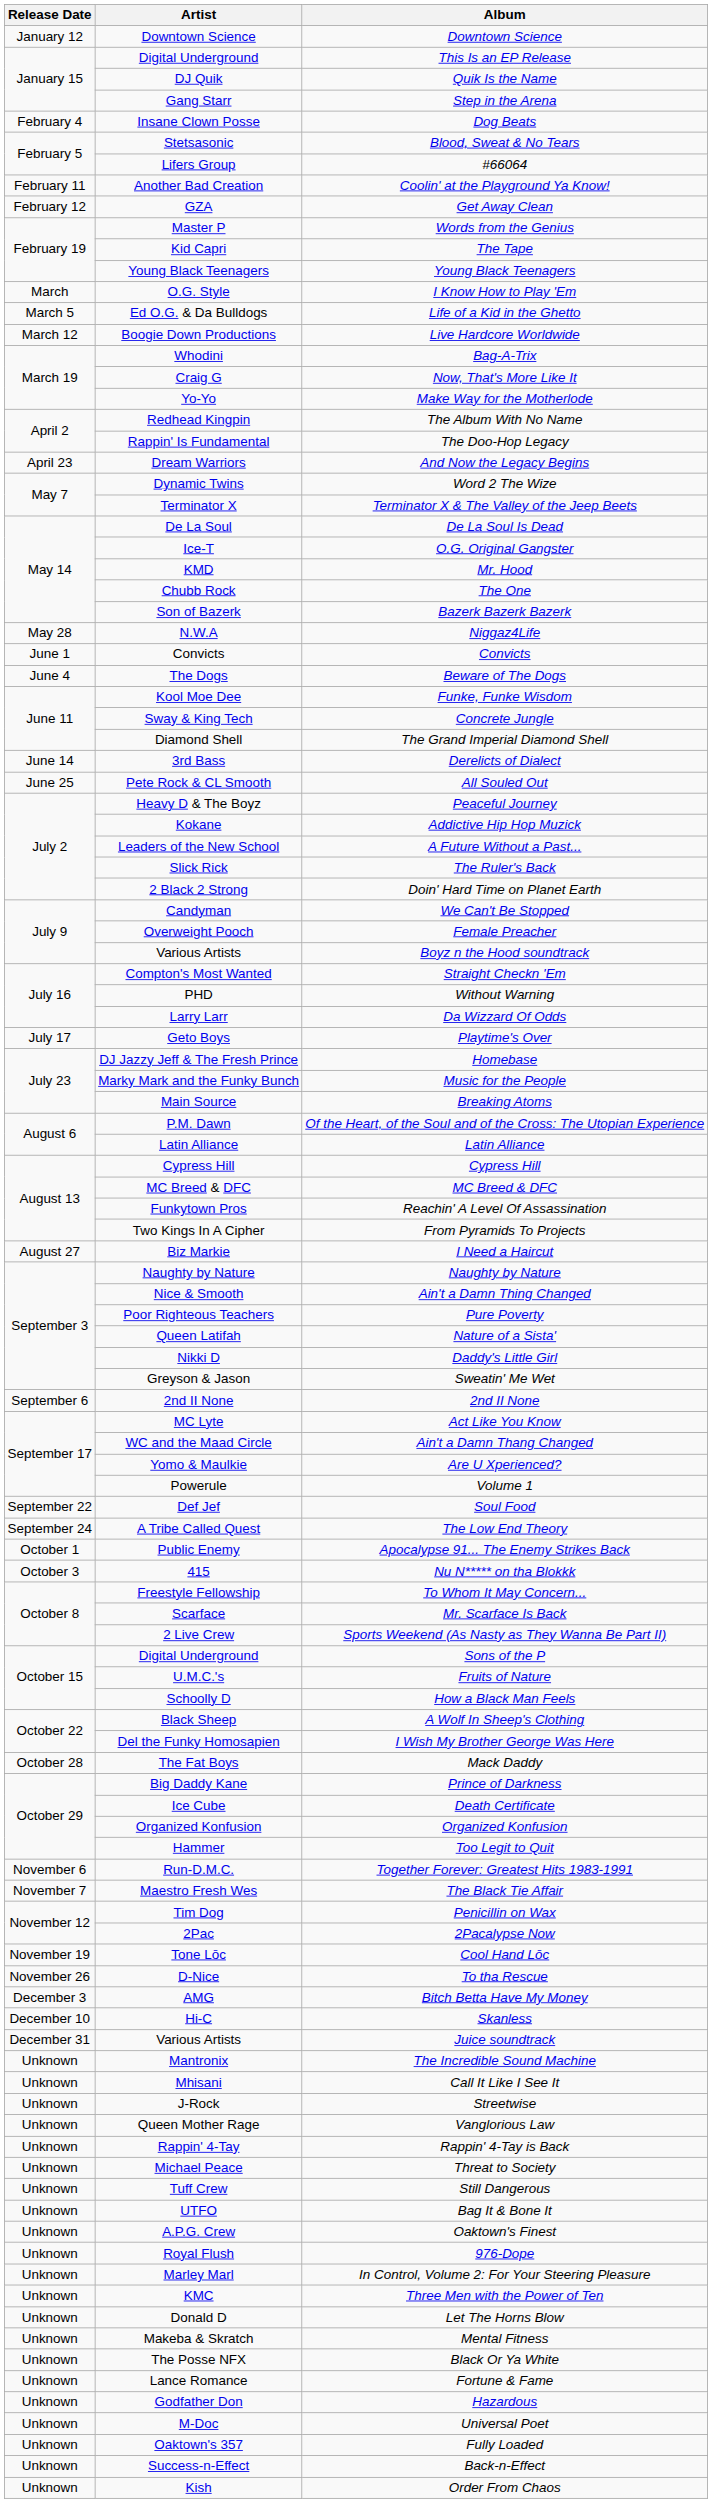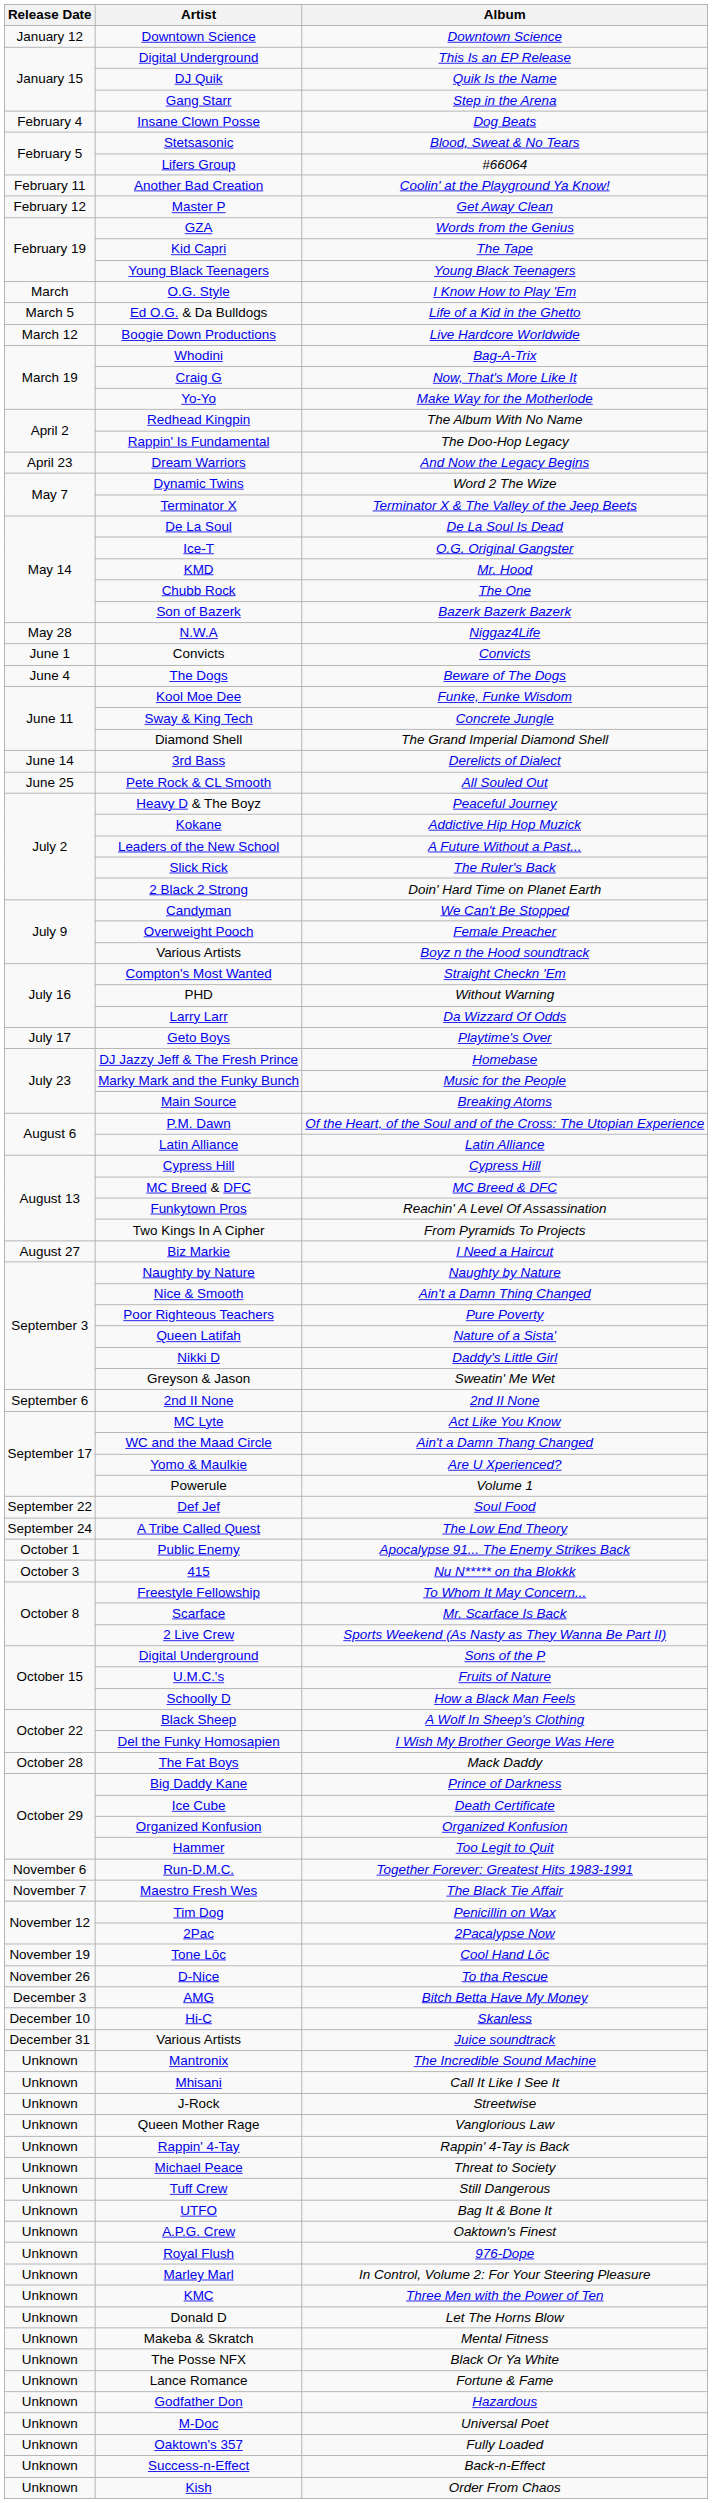(199, 206) GZA -> (199, 206) Master P
(199, 228) Master P -> (199, 228) GZA
